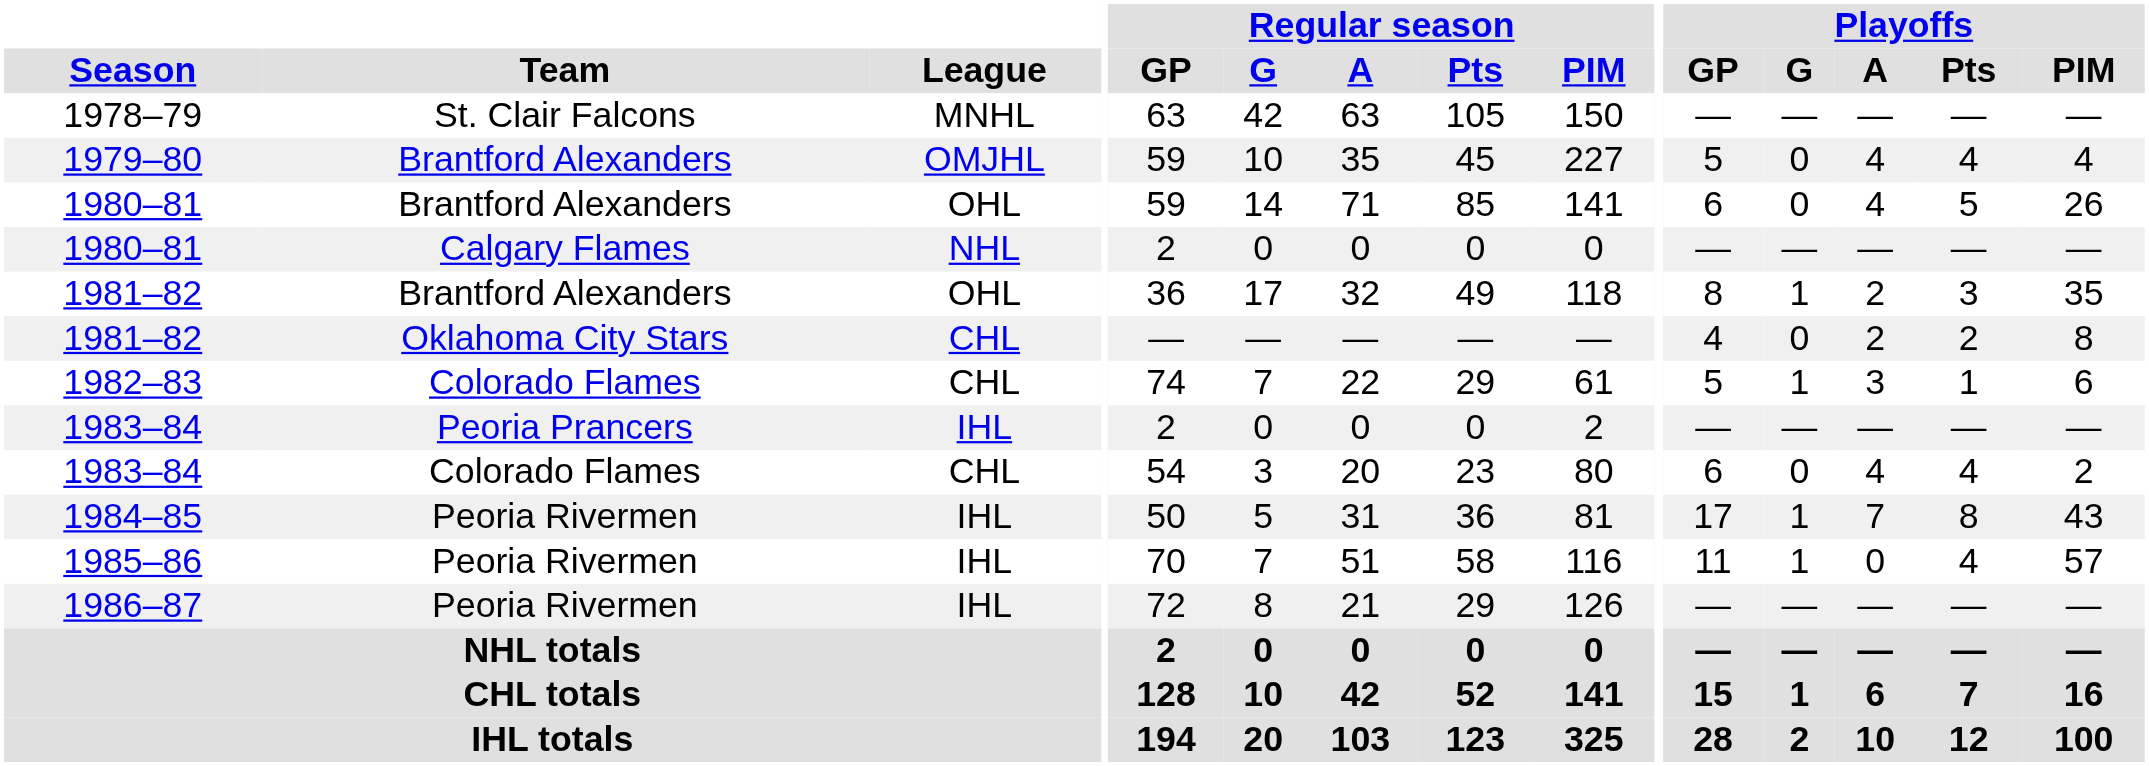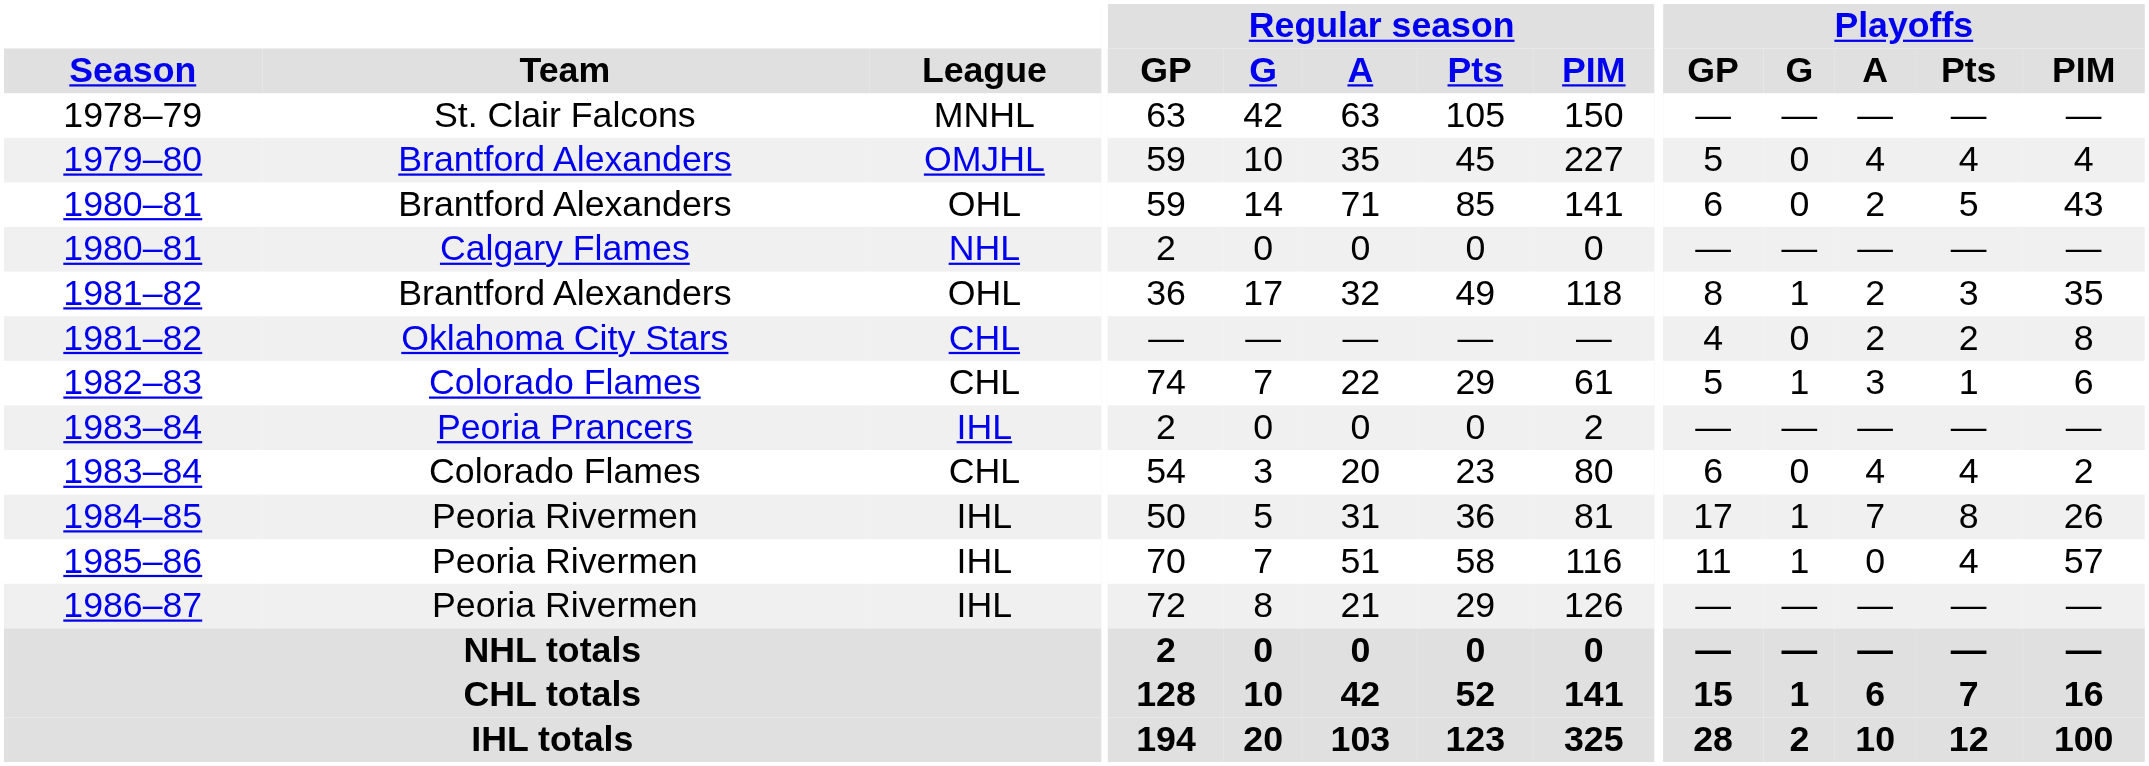(1875, 204) 4 -> (1875, 204) 2
(2084, 204) 26 -> (2084, 204) 43
(2084, 516) 43 -> (2084, 516) 26
